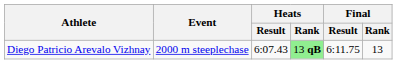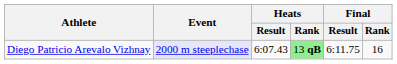(202, 50) no background -> (202, 50) lavender background
(377, 50) 13 -> (377, 50) 16
